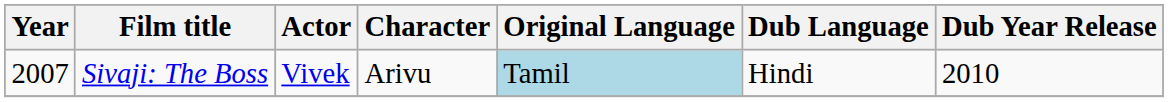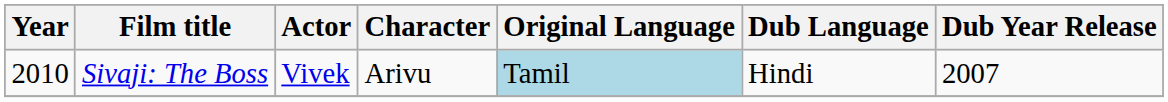(40, 72) 2007 -> (40, 72) 2010
(971, 72) 2010 -> (971, 72) 2007
